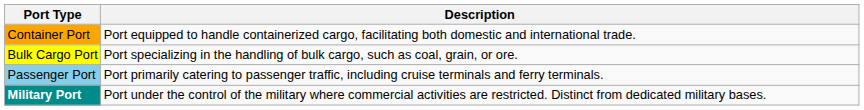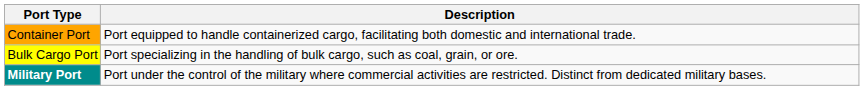- row: (52, 75)
